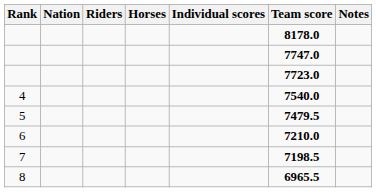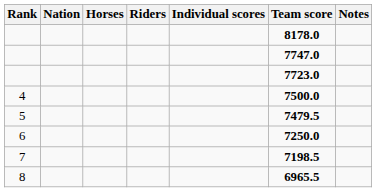columns swapped: (104, 14) <-> (147, 14)
(302, 95) 7540.0 -> (302, 95) 7500.0
(302, 136) 7210.0 -> (302, 136) 7250.0
